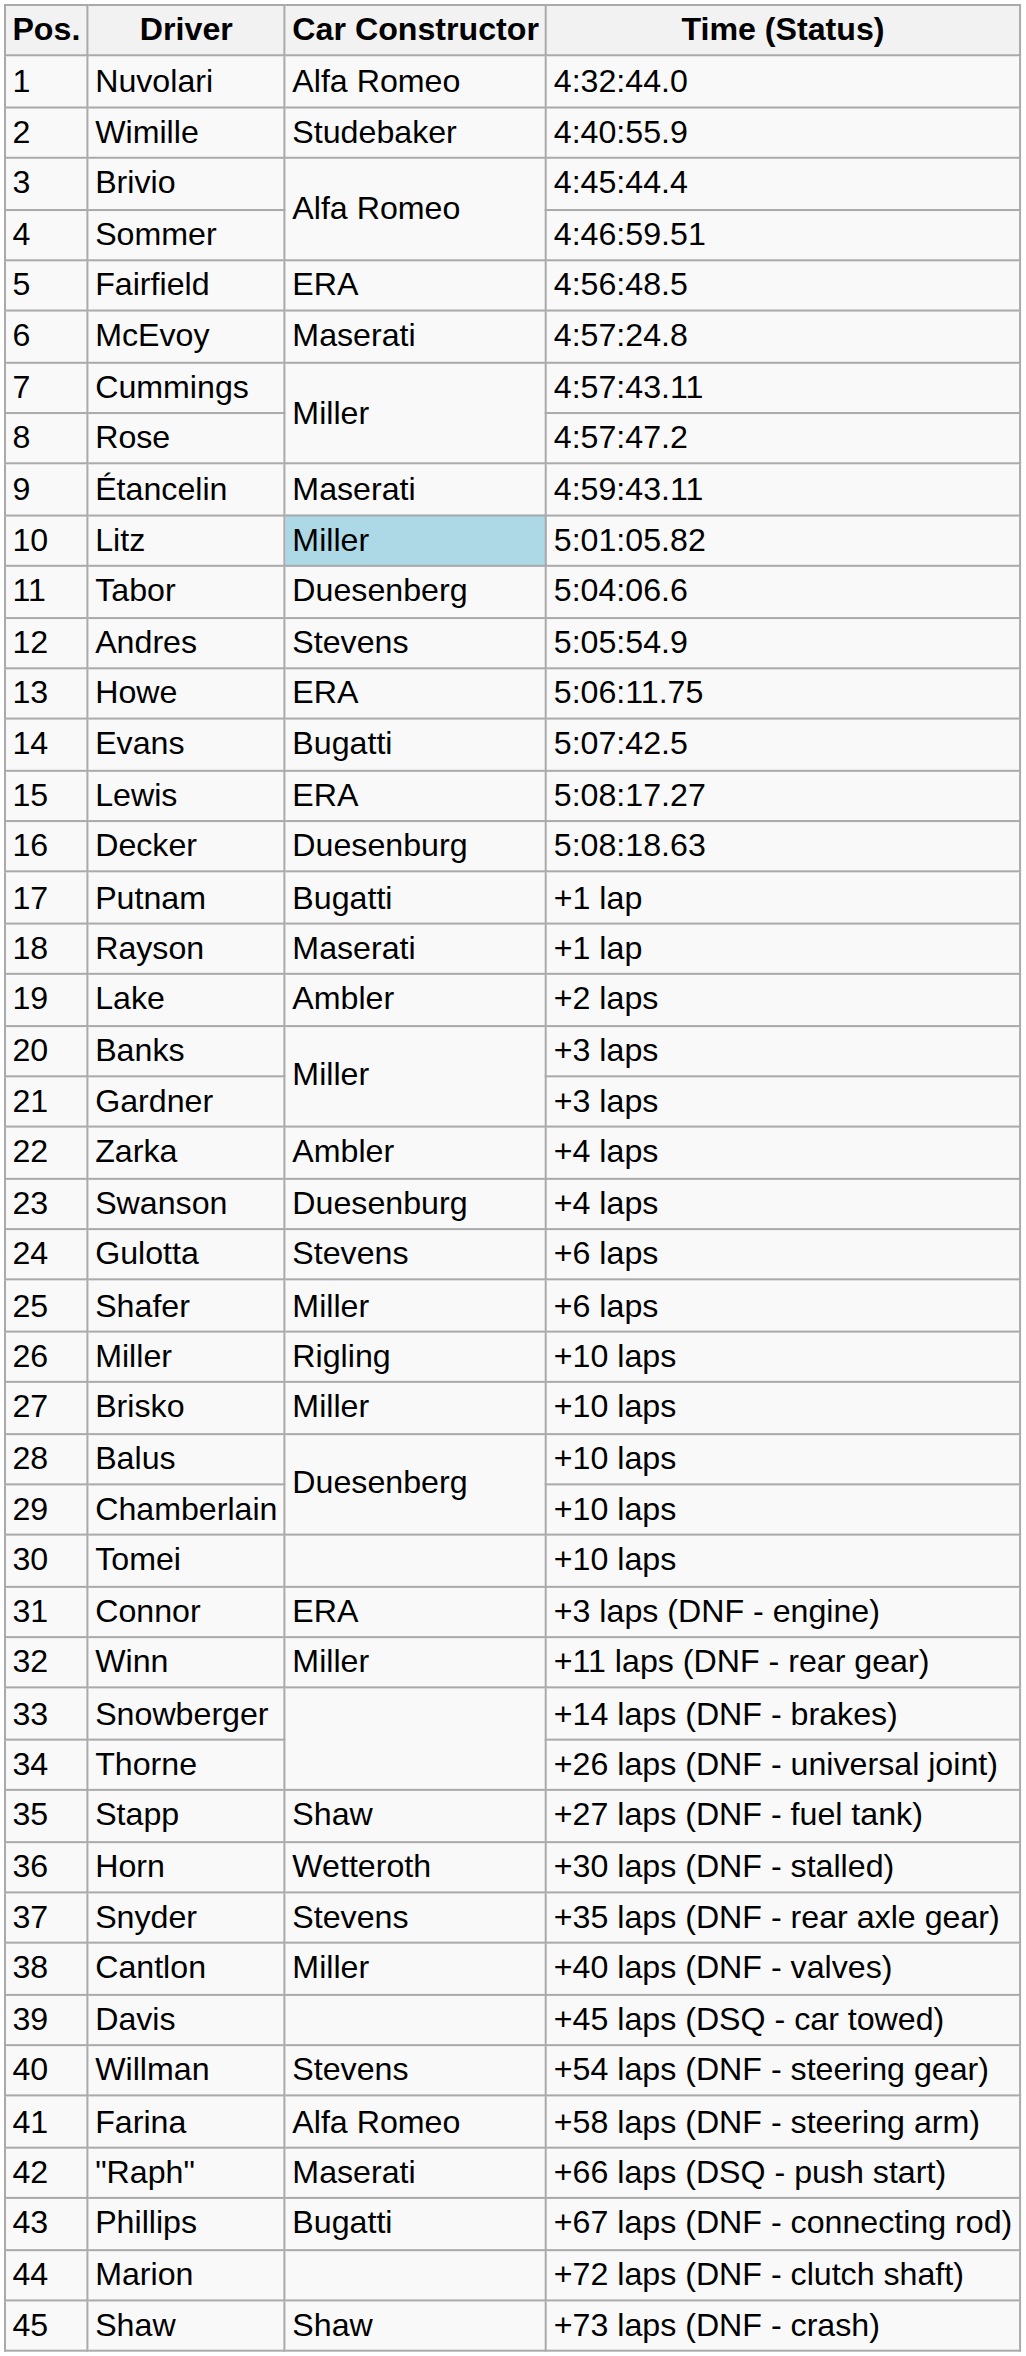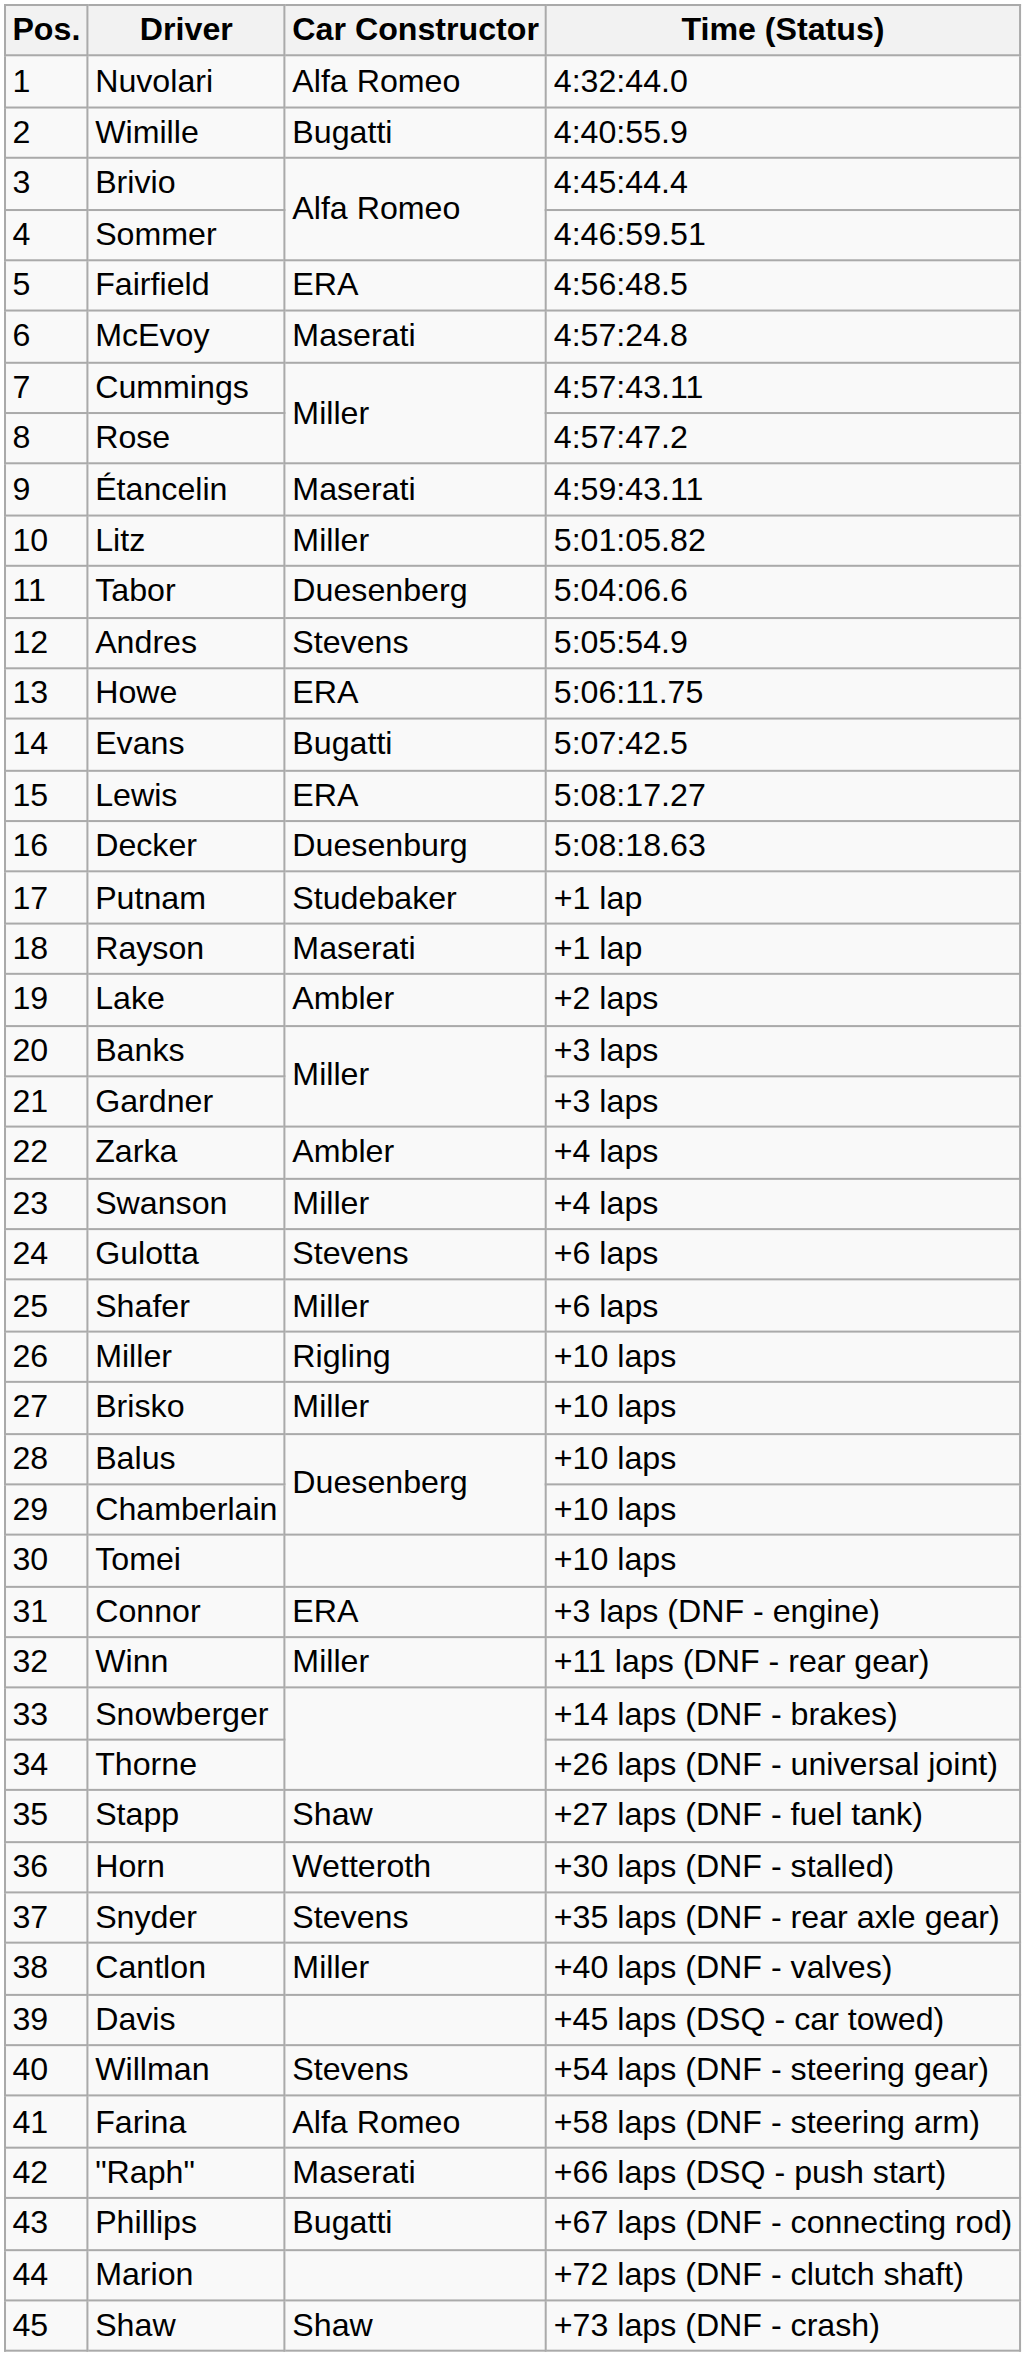(375, 132) Studebaker -> (342, 132) Bugatti
(331, 540) lightblue background -> (331, 540) no background
(342, 897) Bugatti -> (375, 897) Studebaker
(380, 1203) Duesenburg -> (331, 1203) Miller
